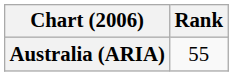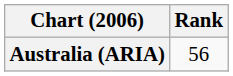(199, 53) 55 -> (199, 53) 56
